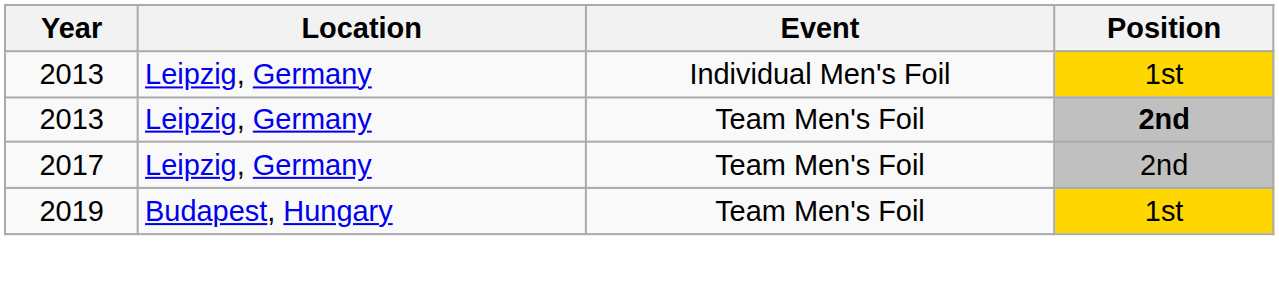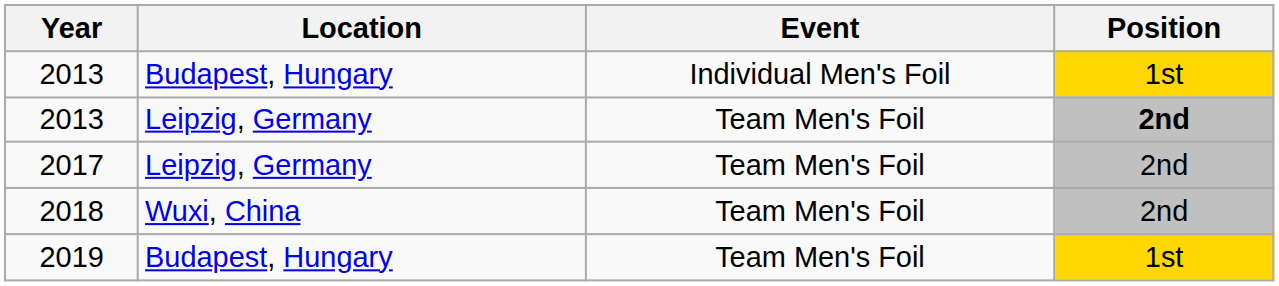(258, 74) Leipzig, Germany -> (269, 74) Budapest, Hungary
+ row: (72, 211)
